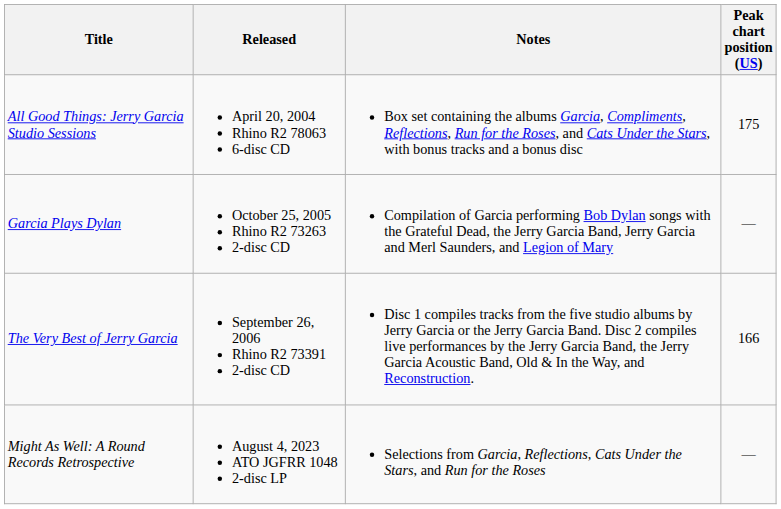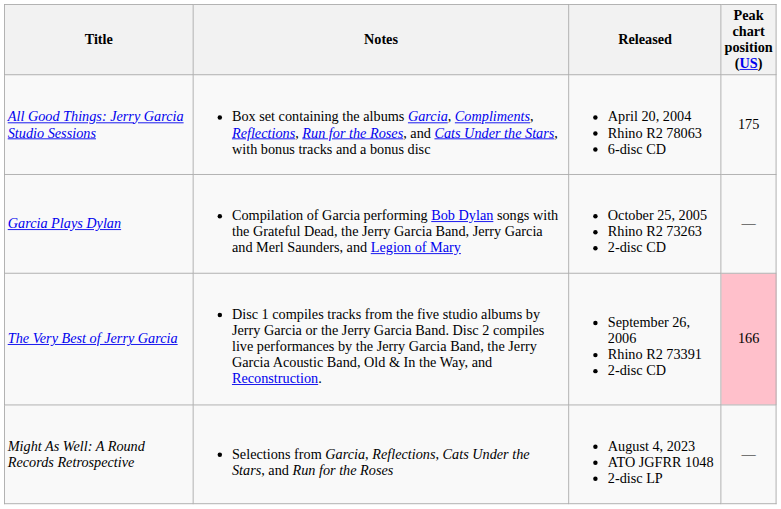columns swapped: (269, 39) <-> (533, 39)
(749, 338) no background -> (749, 338) pink background
